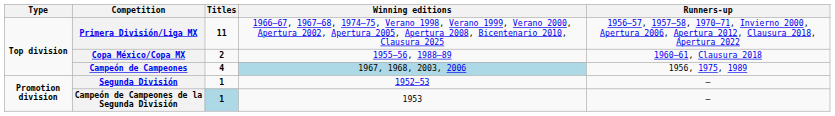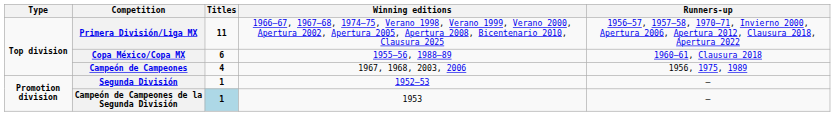(222, 56) 2 -> (222, 56) 6
(412, 69) lightblue background -> (412, 69) no background
